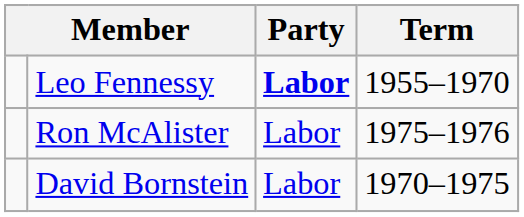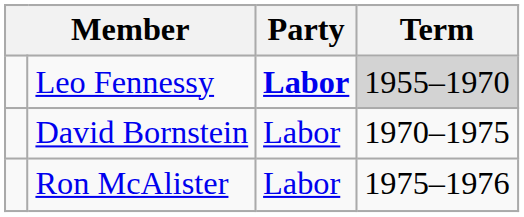(437, 81) no background -> (437, 81) lightgrey background
rows swapped: (142, 183) <-> (132, 132)
